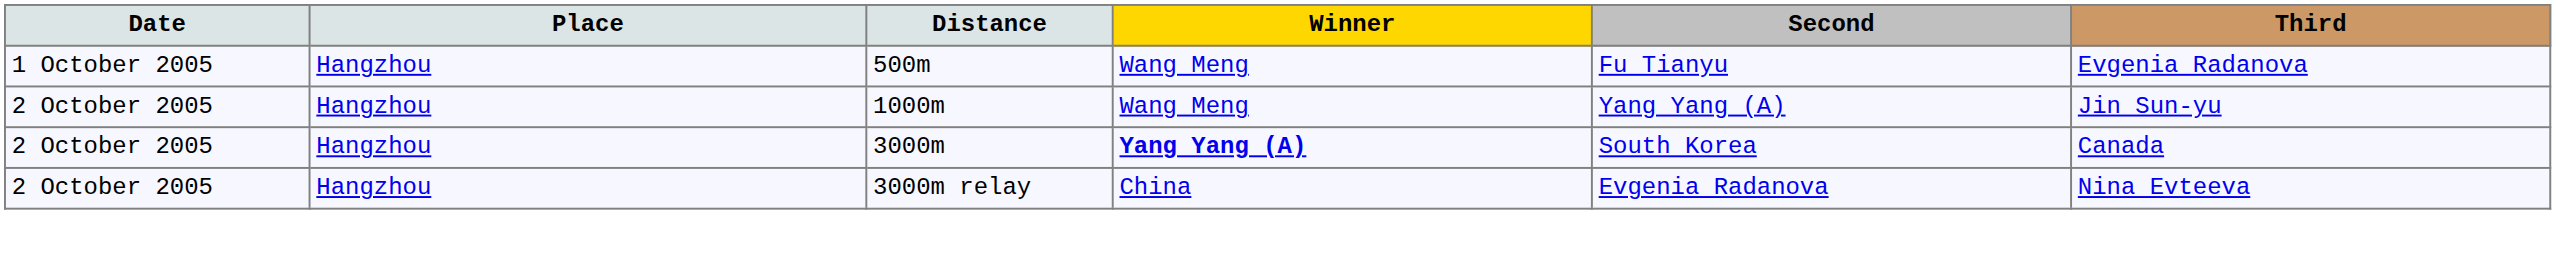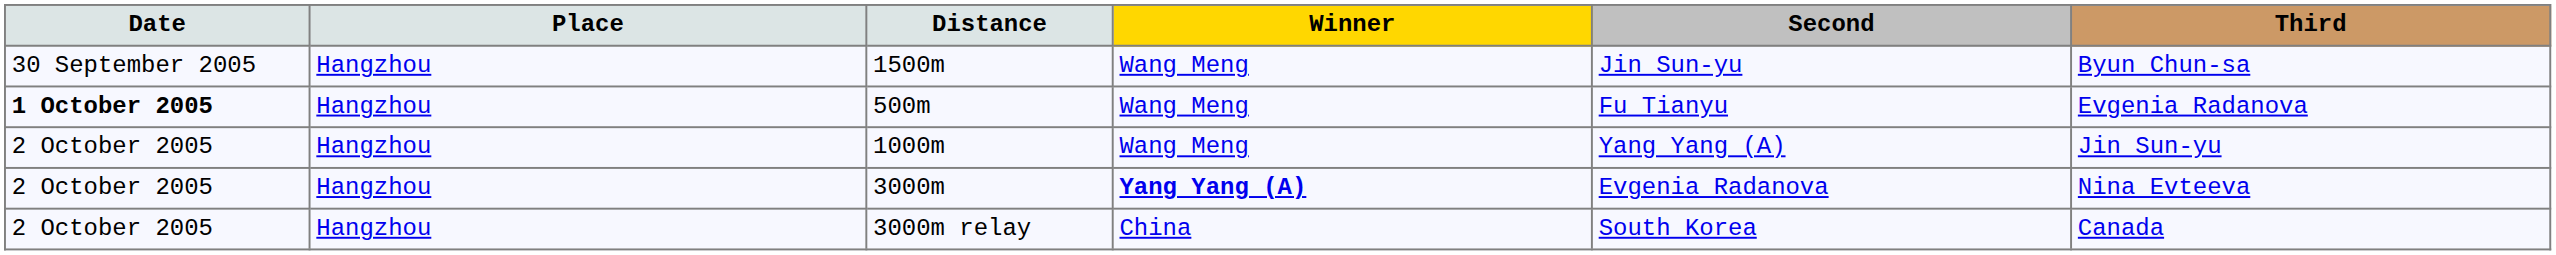+ row: (909, 66)
(112, 66) normal -> (112, 107) bold
(1678, 148) South Korea -> (1714, 188) Evgenia Radanova
(2121, 148) Canada -> (2164, 188) Nina Evteeva
(1714, 188) Evgenia Radanova -> (1678, 229) South Korea
(2164, 188) Nina Evteeva -> (2121, 229) Canada
